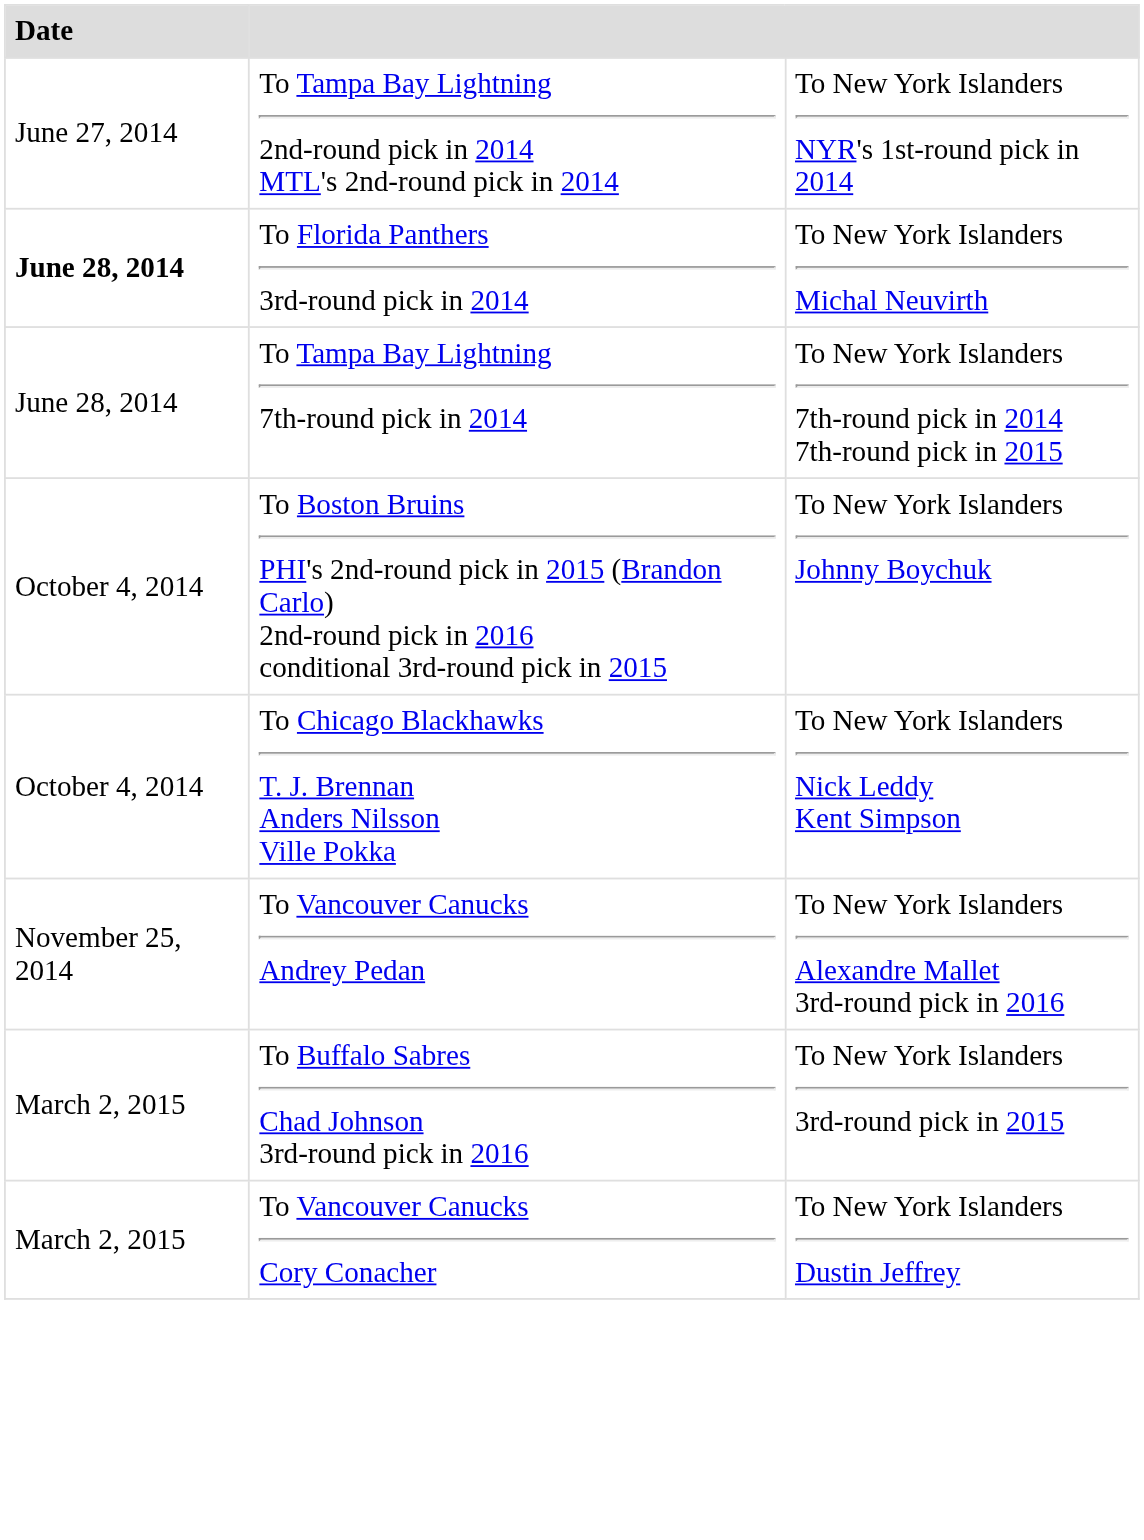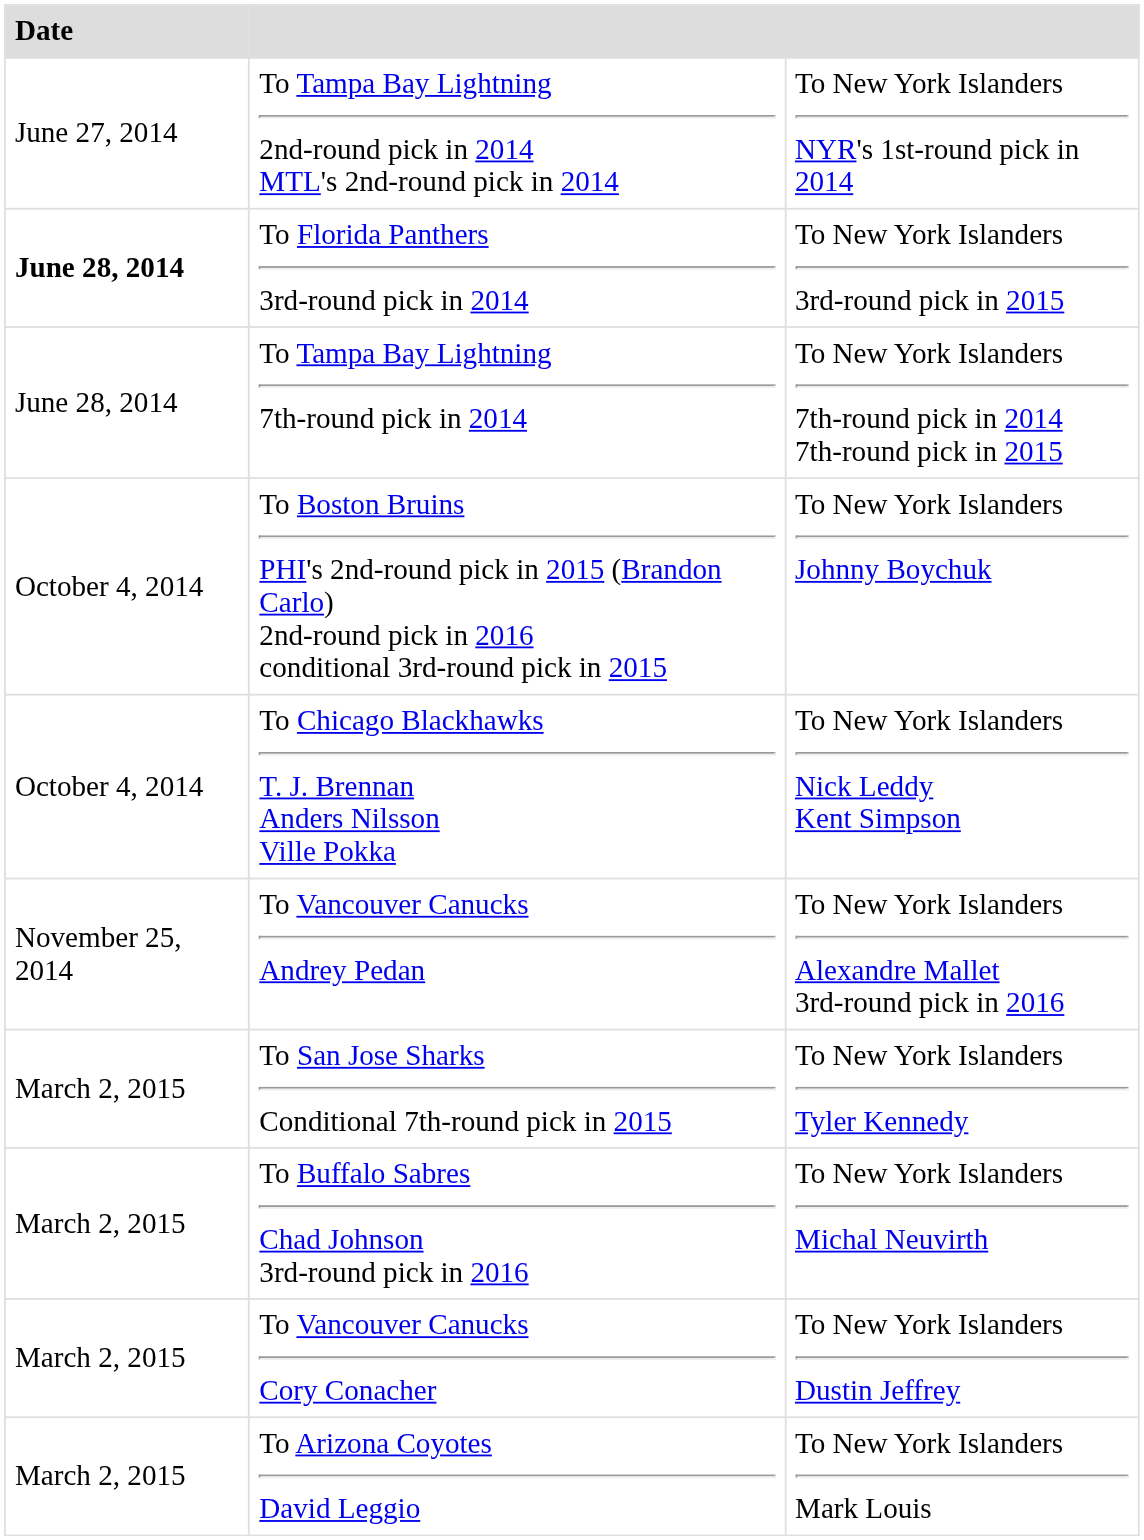(962, 267) To New York Islanders Michal Neuvirth -> (962, 267) To New York Islanders 3rd-round pick in 2015
+ row: (517, 1088)
(962, 1088) To New York Islanders 3rd-round pick in 2015 -> (962, 1206) To New York Islanders Michal Neuvirth
+ row: (517, 1475)
